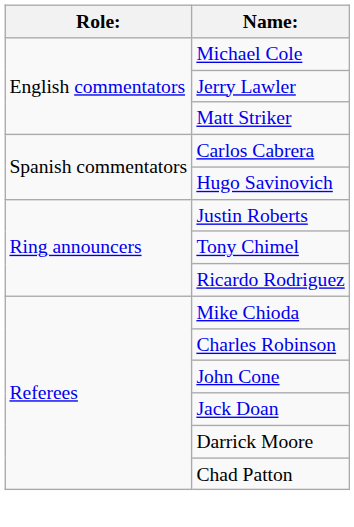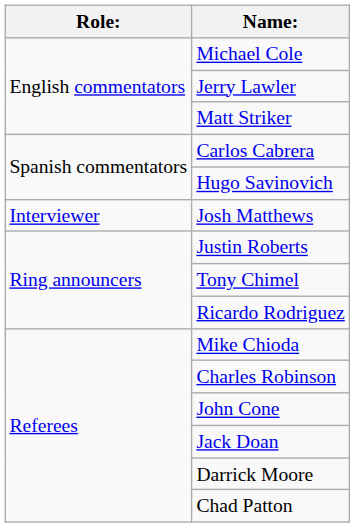+ row: (255, 215)
